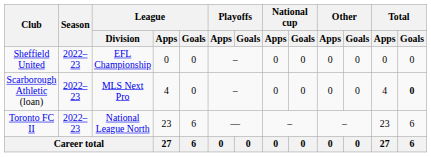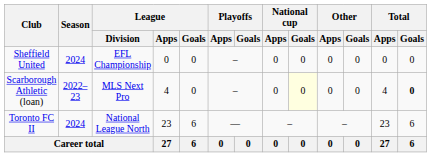(75, 59) 2022–23 -> (75, 59) 2024
(303, 91) no background -> (303, 91) lightyellow background
(75, 123) 2022–23 -> (75, 123) 2024
